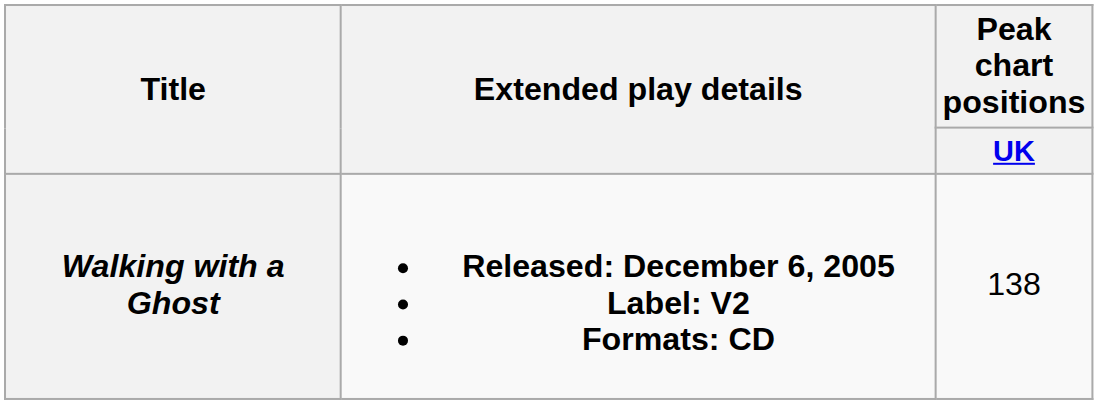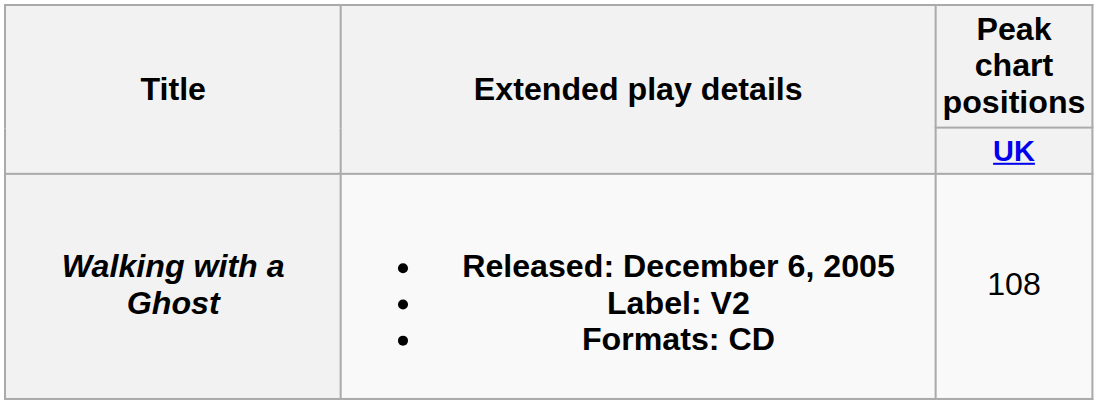(1014, 285) 138 -> (1014, 285) 108
